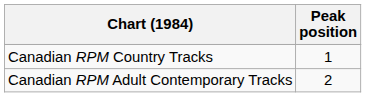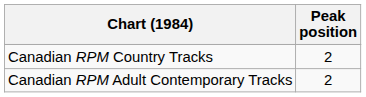(328, 56) 1 -> (328, 56) 2
